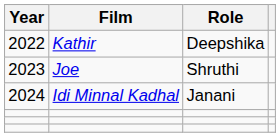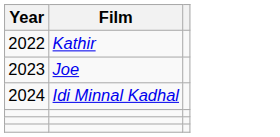- column: (226, 17)
